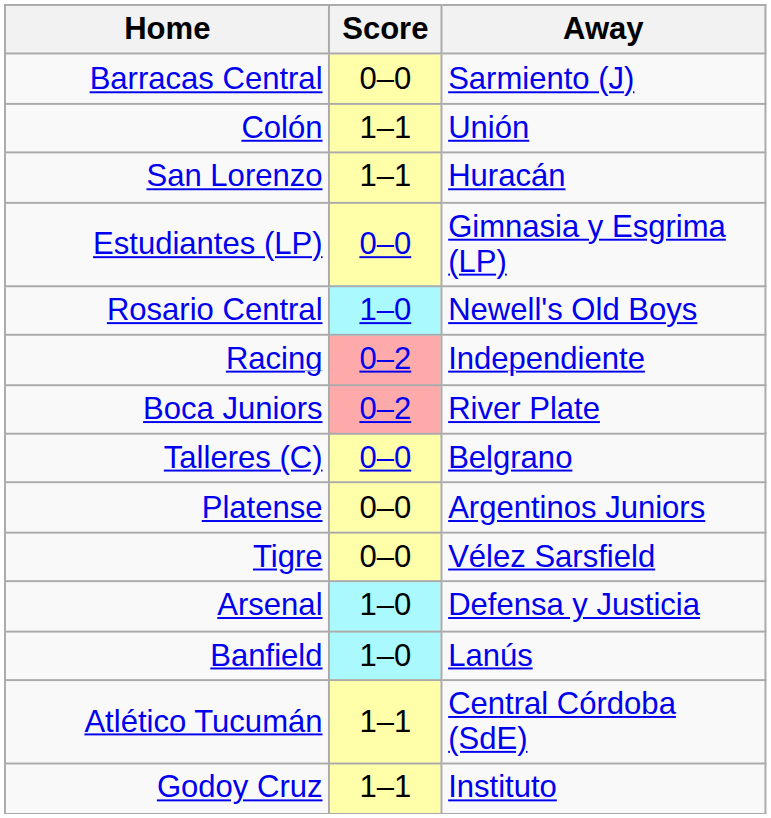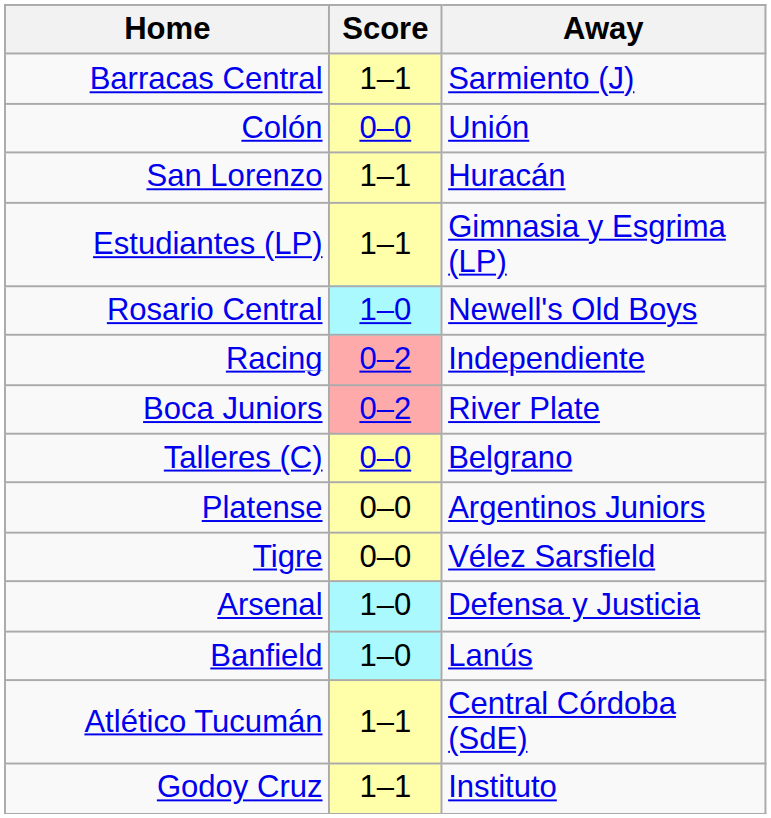(385, 78) 0–0 -> (385, 78) 1–1
(385, 127) 1–1 -> (385, 127) 0–0
(385, 243) 0–0 -> (385, 243) 1–1
